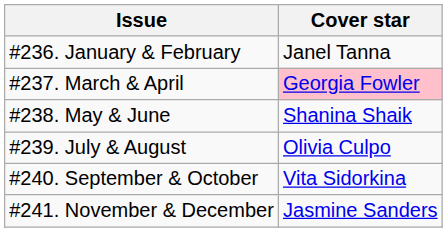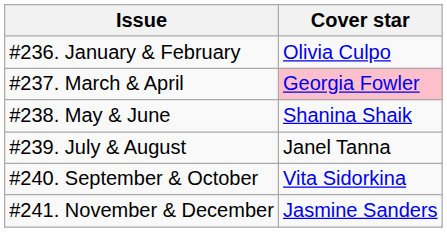(337, 52) Janel Tanna -> (337, 52) Olivia Culpo
(337, 147) Olivia Culpo -> (337, 147) Janel Tanna
